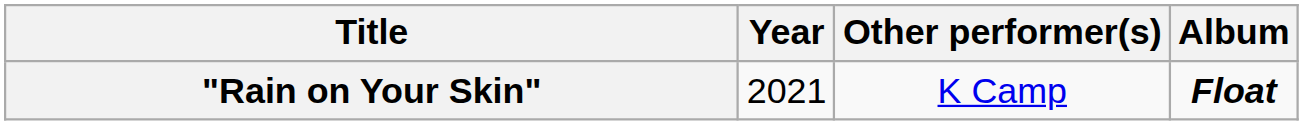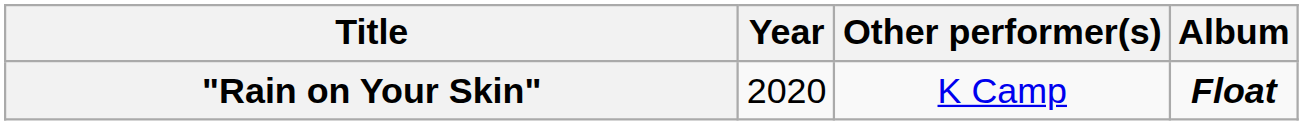(787, 89) 2021 -> (787, 89) 2020
